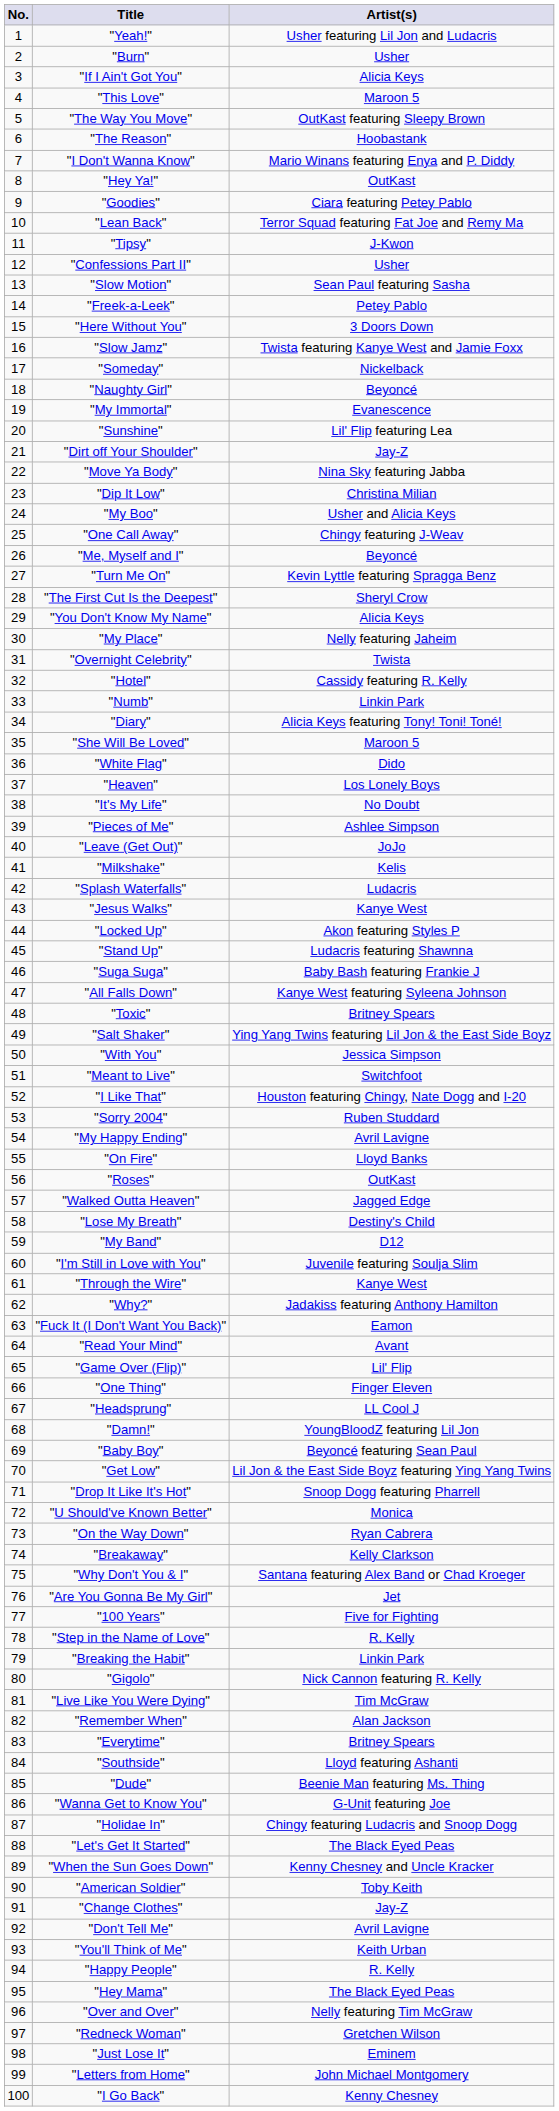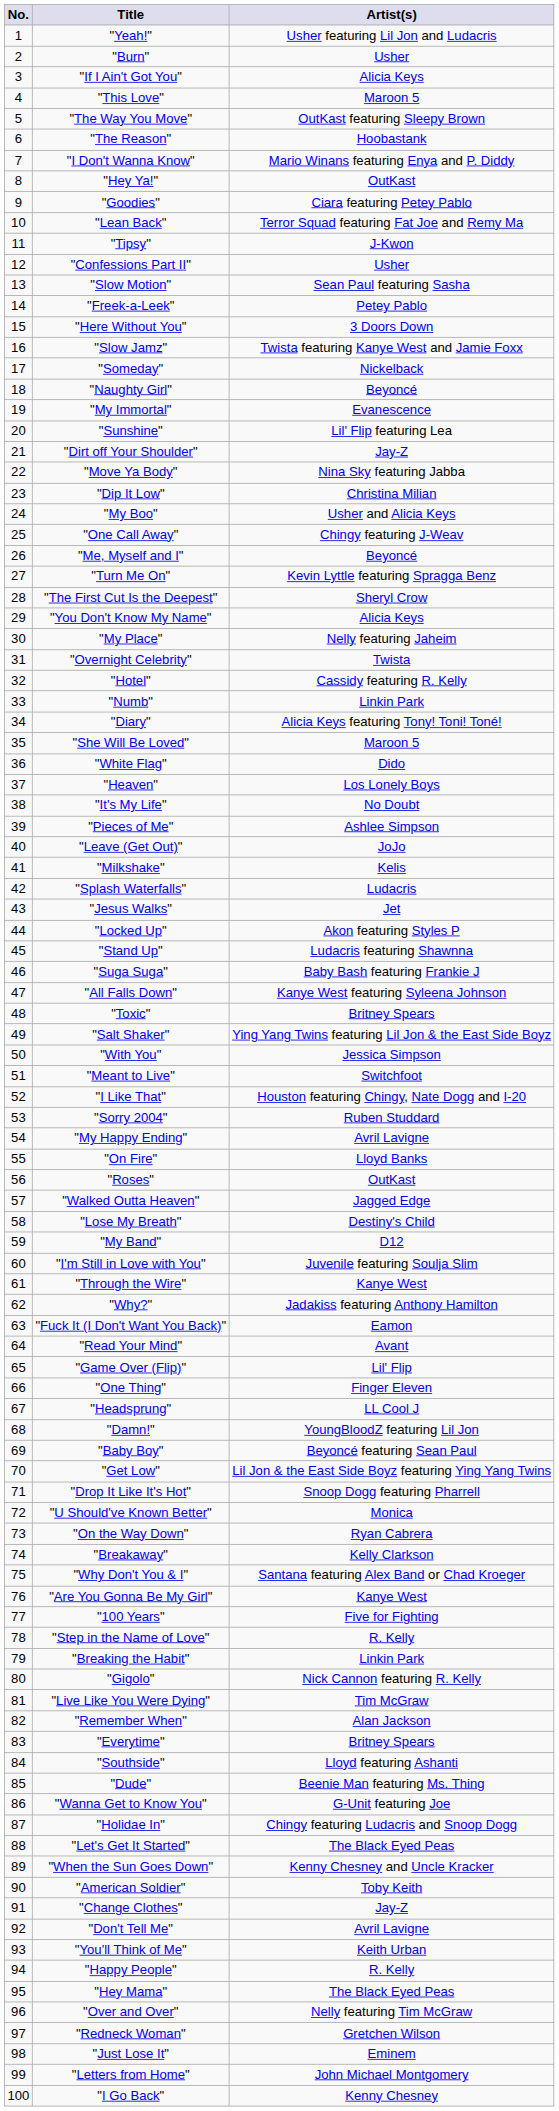(392, 909) Kanye West -> (392, 909) Jet
(392, 1596) Jet -> (392, 1596) Kanye West
